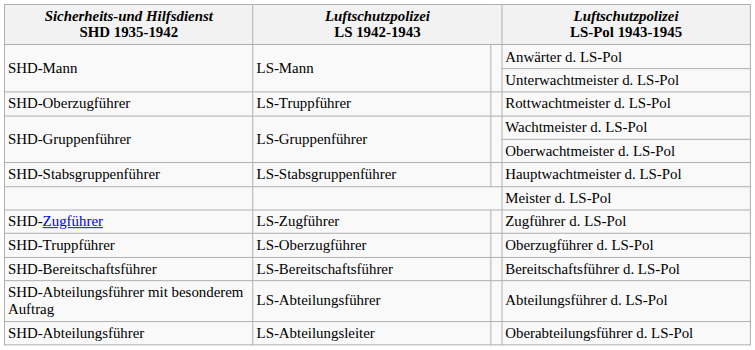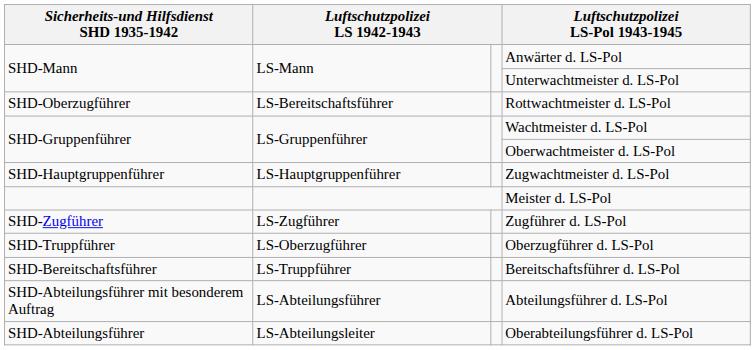(304, 103) LS-Truppführer -> (325, 103) LS-Bereitschaftsführer
+ row: (587, 174)
- row: (593, 174)
(325, 269) LS-Bereitschaftsführer -> (304, 269) LS-Truppführer
